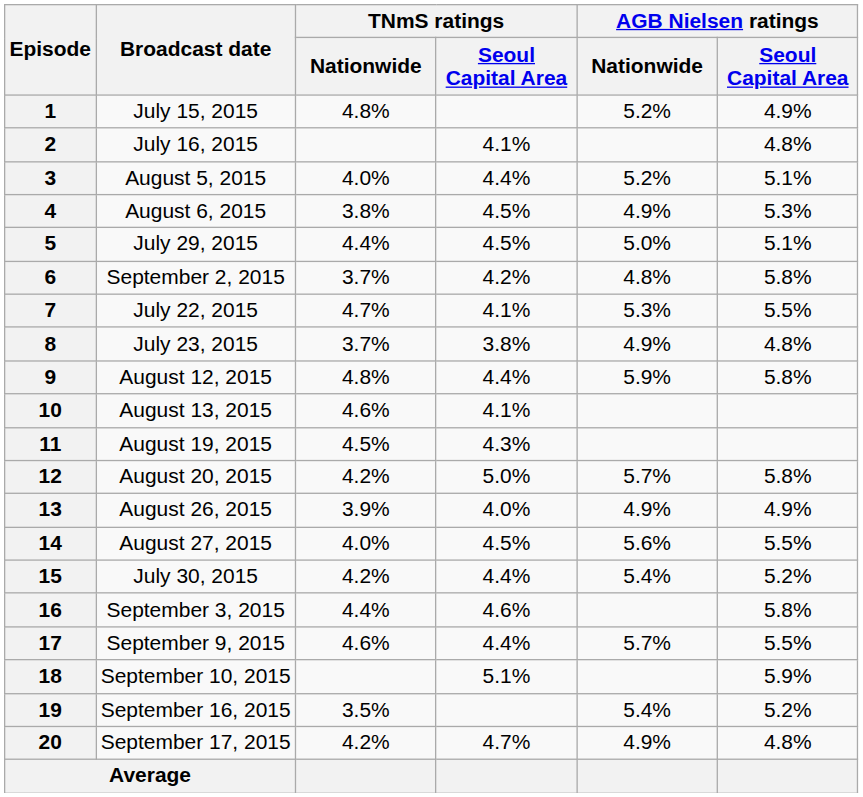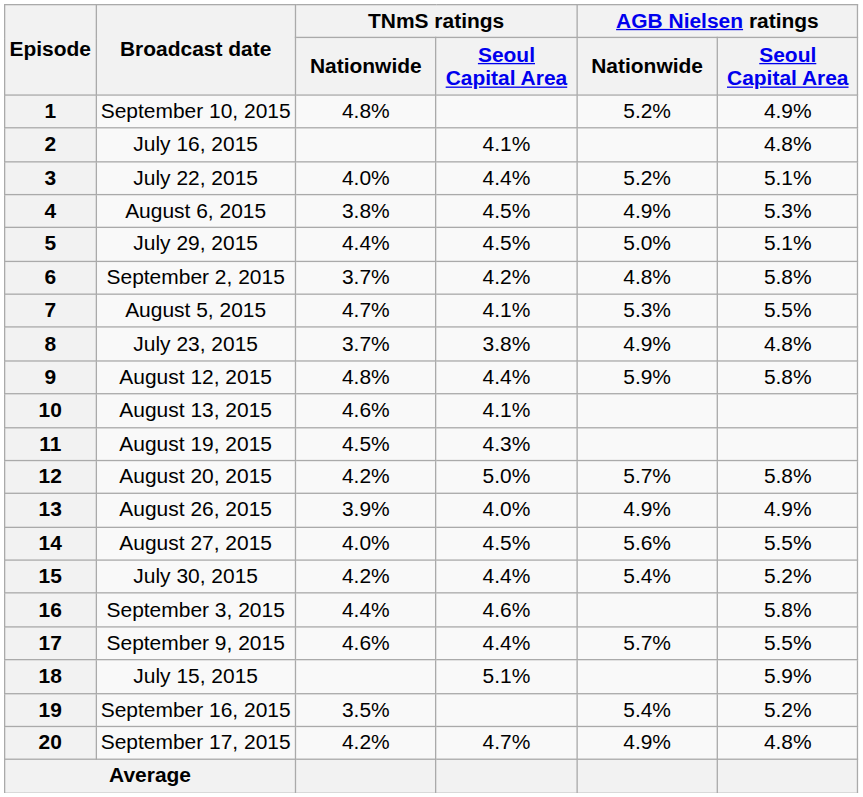(196, 111) July 15, 2015 -> (196, 111) September 10, 2015
(196, 177) August 5, 2015 -> (196, 177) July 22, 2015
(196, 310) July 22, 2015 -> (196, 310) August 5, 2015
(196, 676) September 10, 2015 -> (196, 676) July 15, 2015
